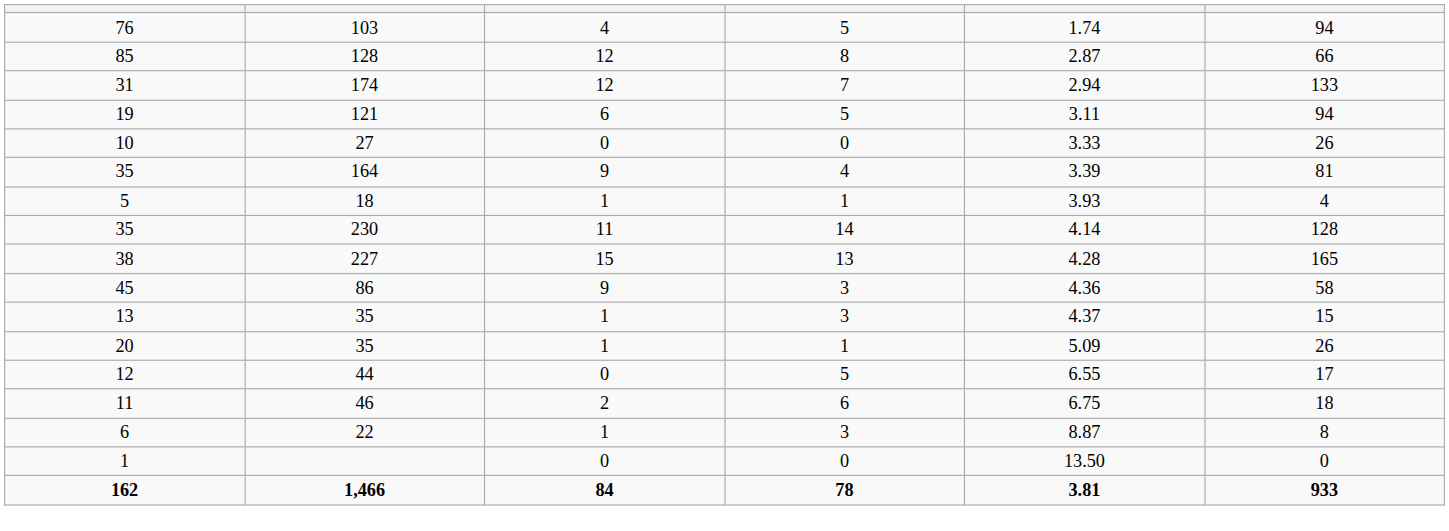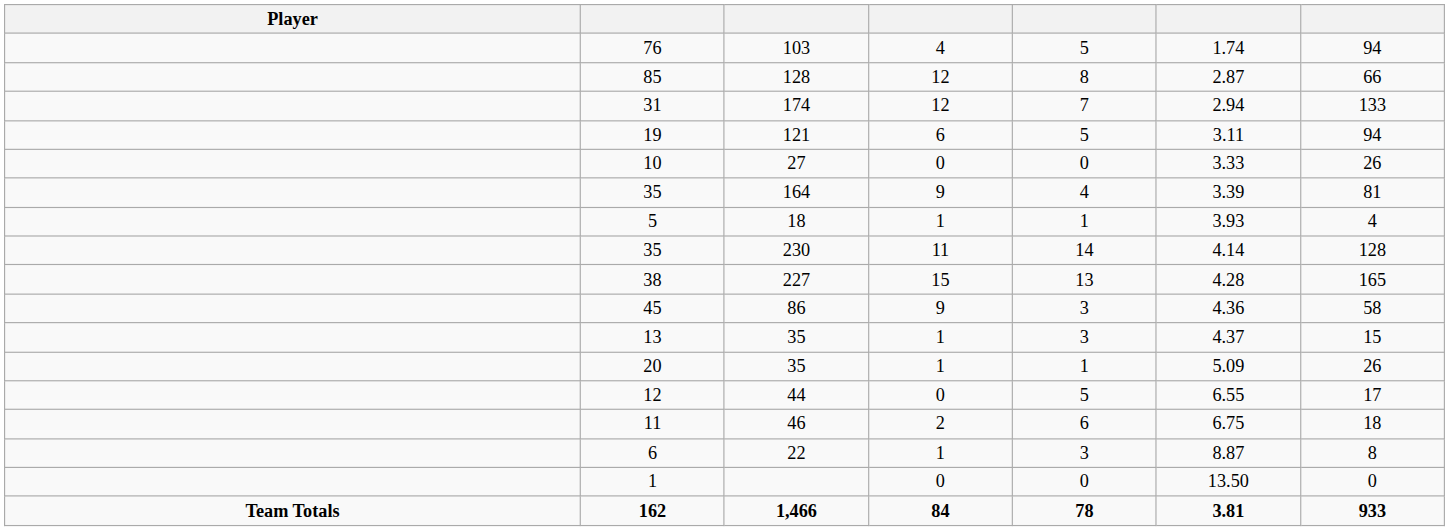+ column: (293, 18)
